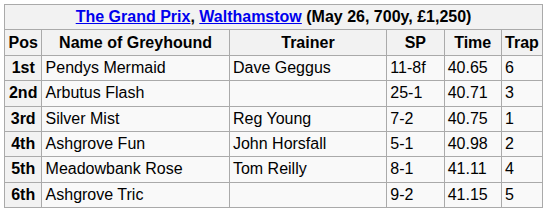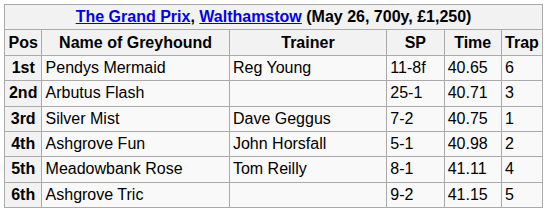(282, 67) Dave Geggus -> (272, 67) Reg Young
(272, 118) Reg Young -> (282, 118) Dave Geggus
